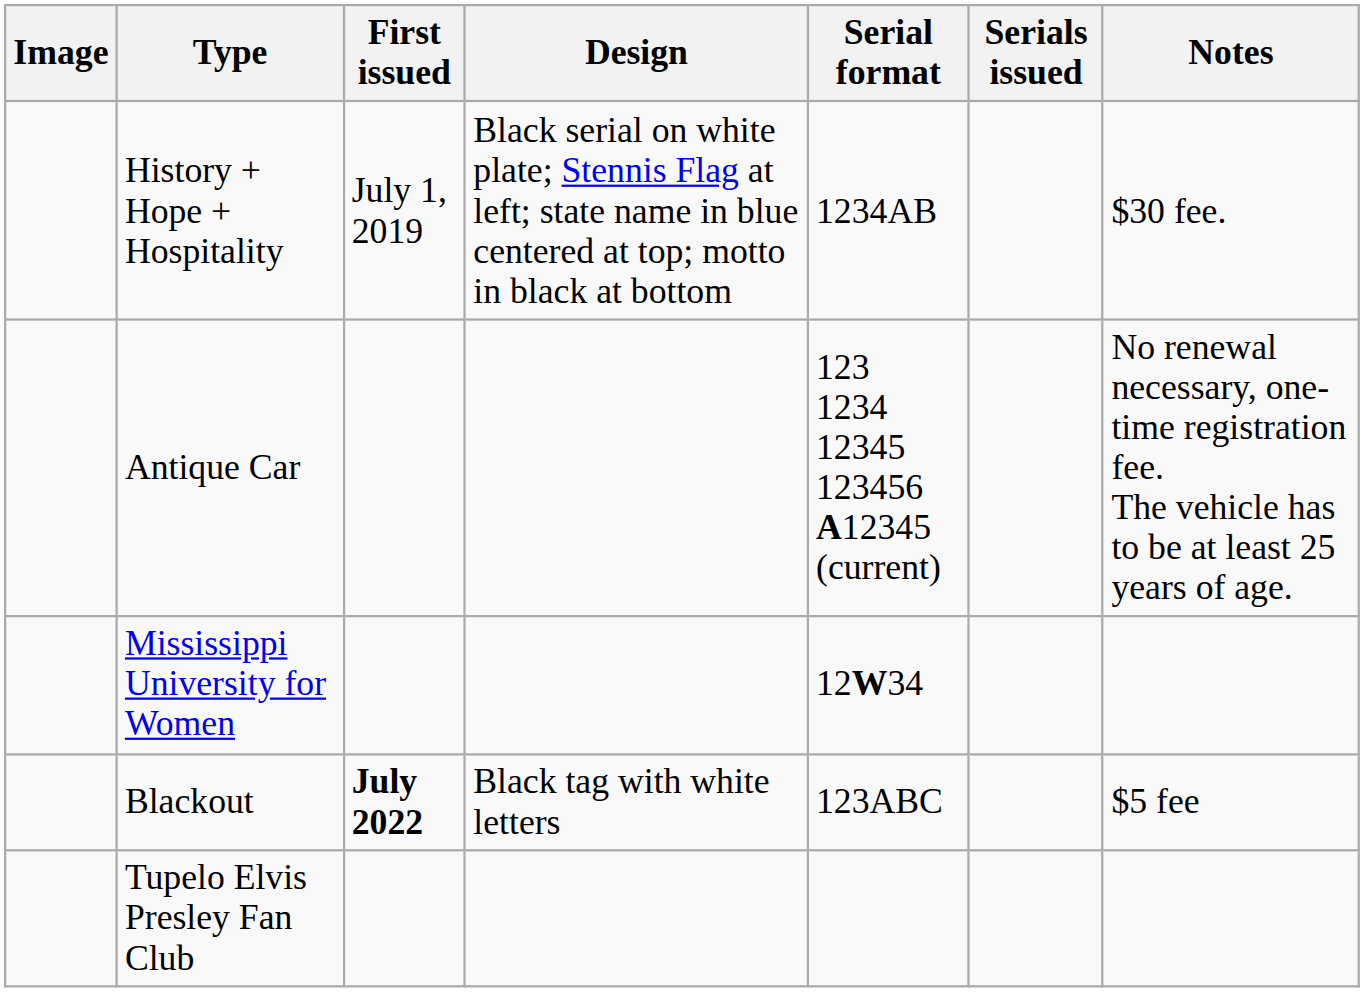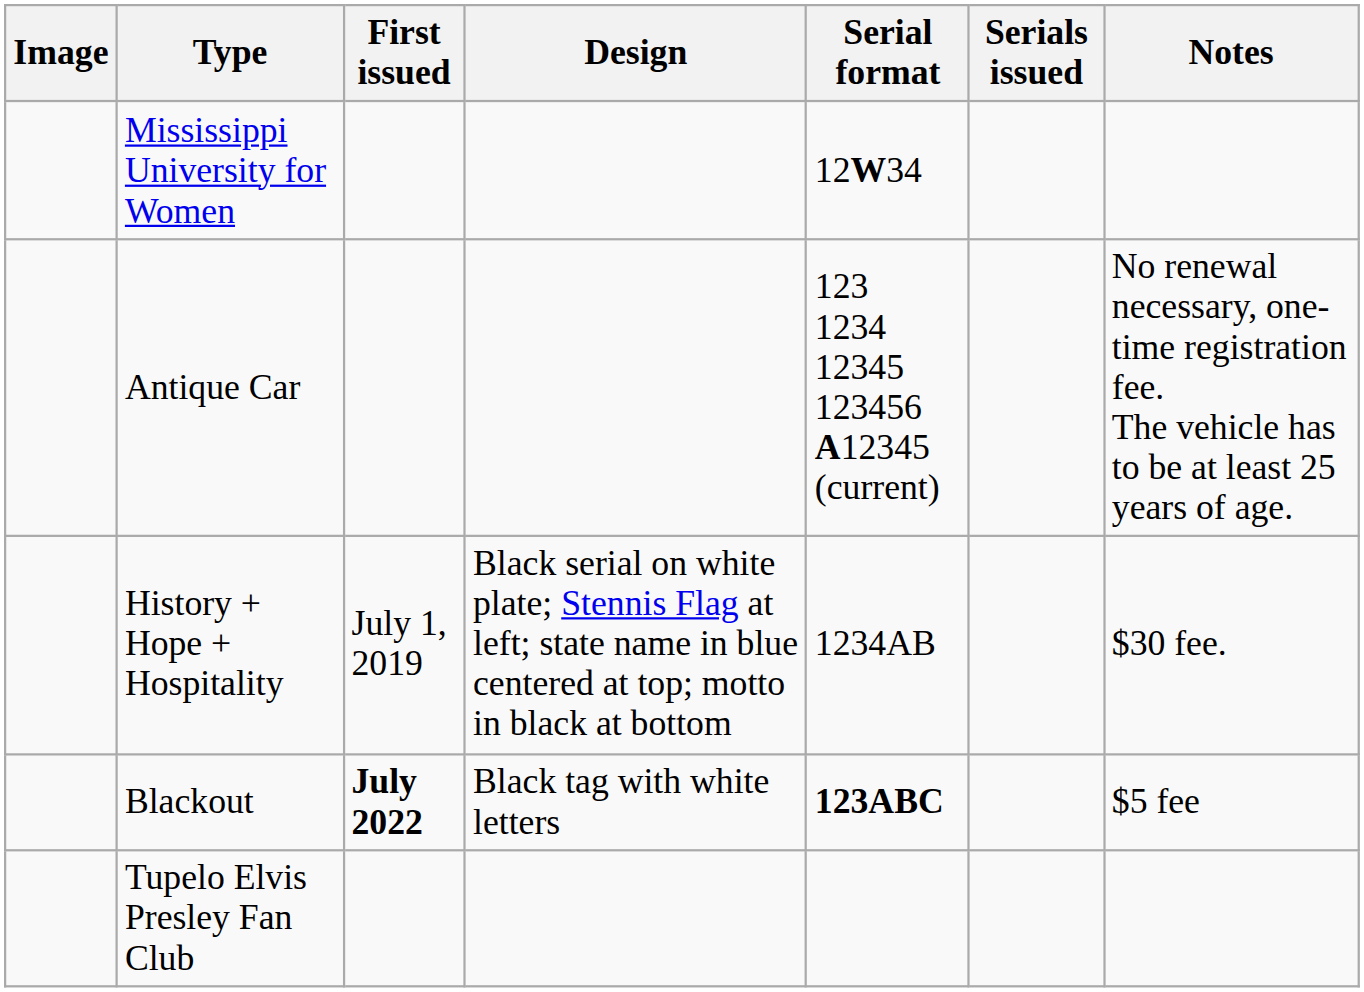rows swapped: (225, 684) <-> (204, 209)
(879, 801) normal -> (879, 801) bold
